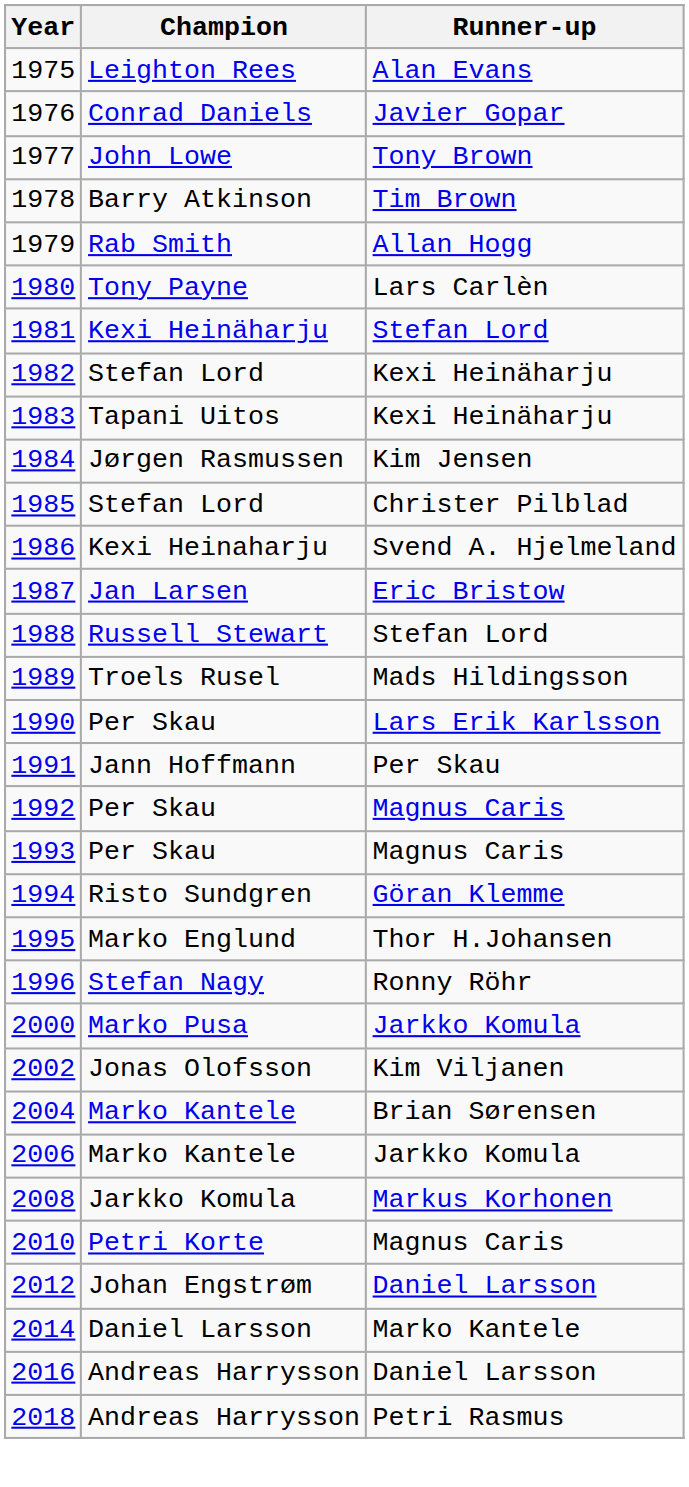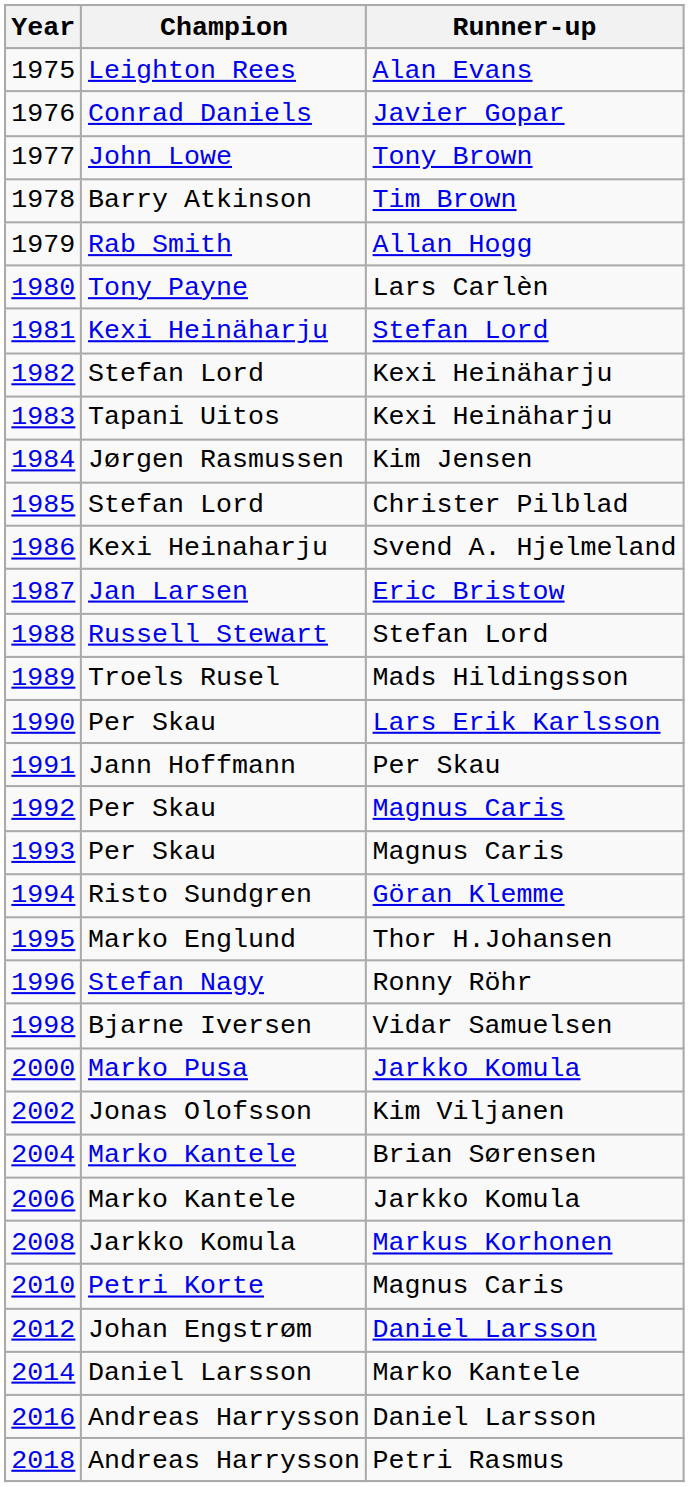+ row: (43, 1026)
